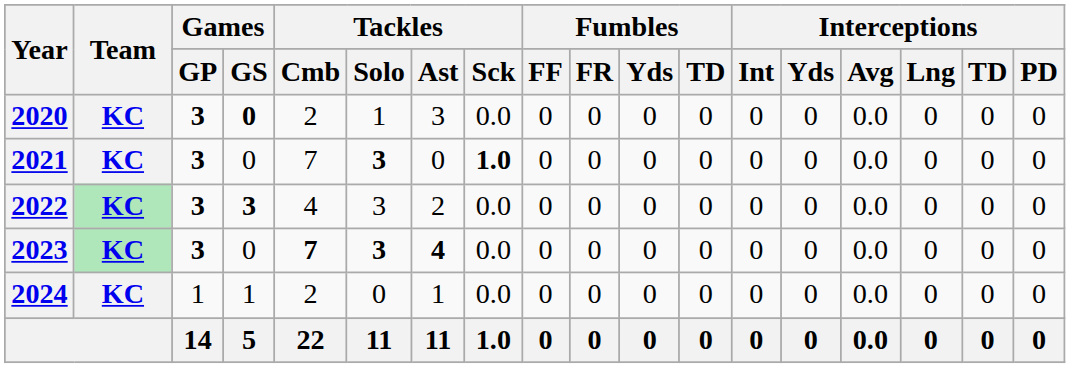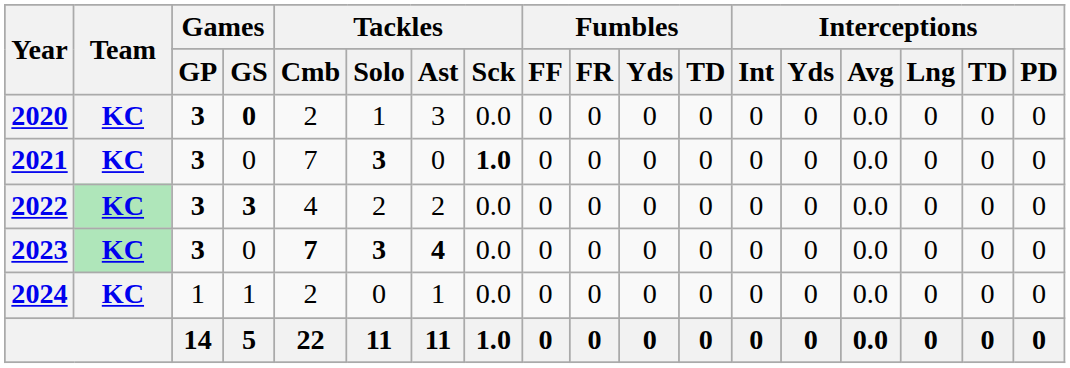(379, 205) 3 -> (379, 205) 2
